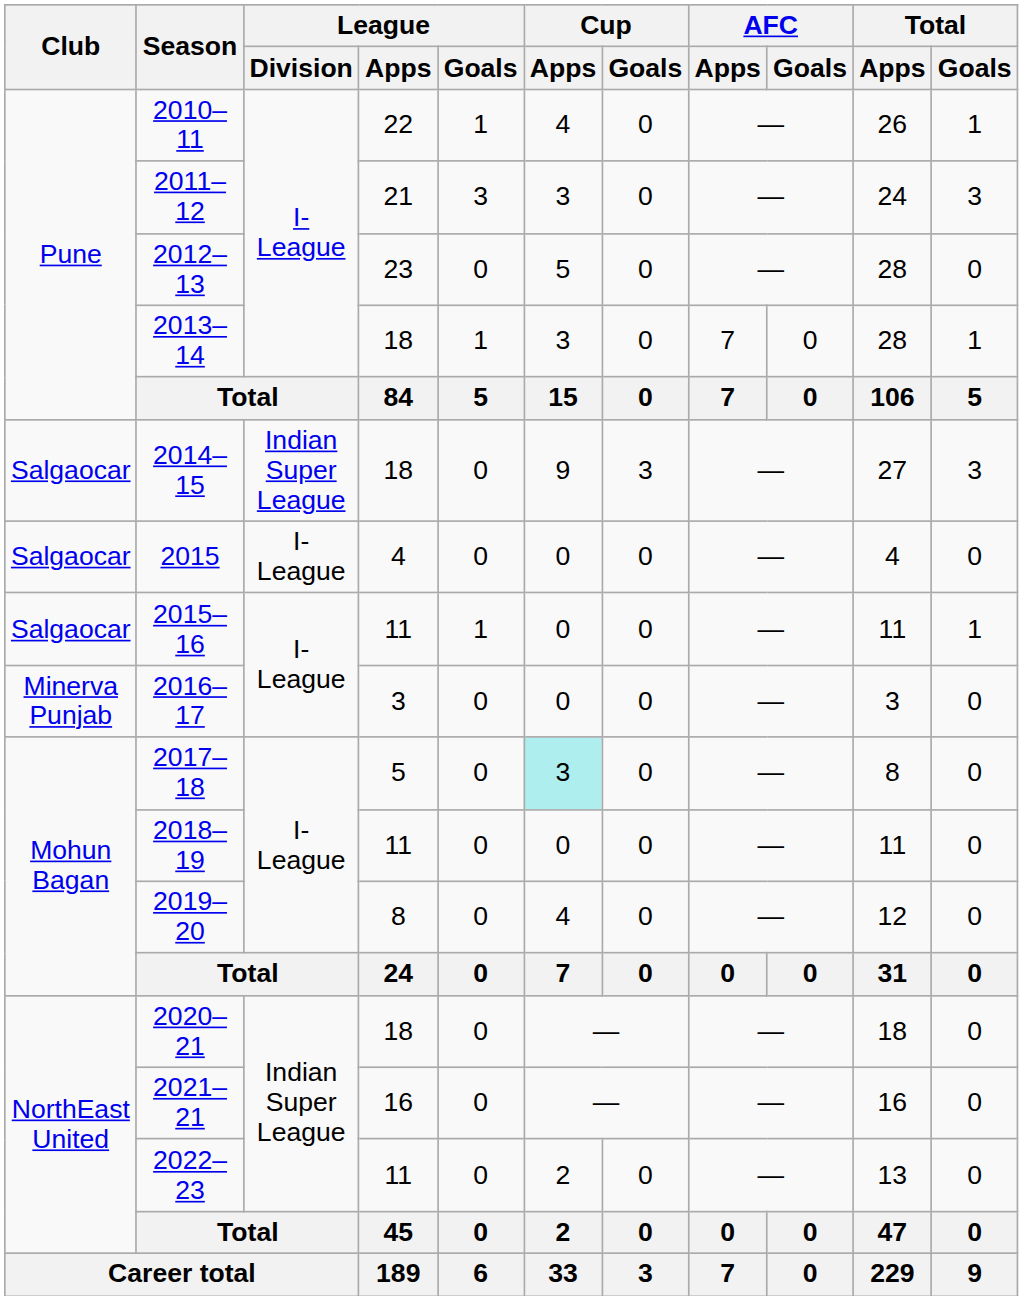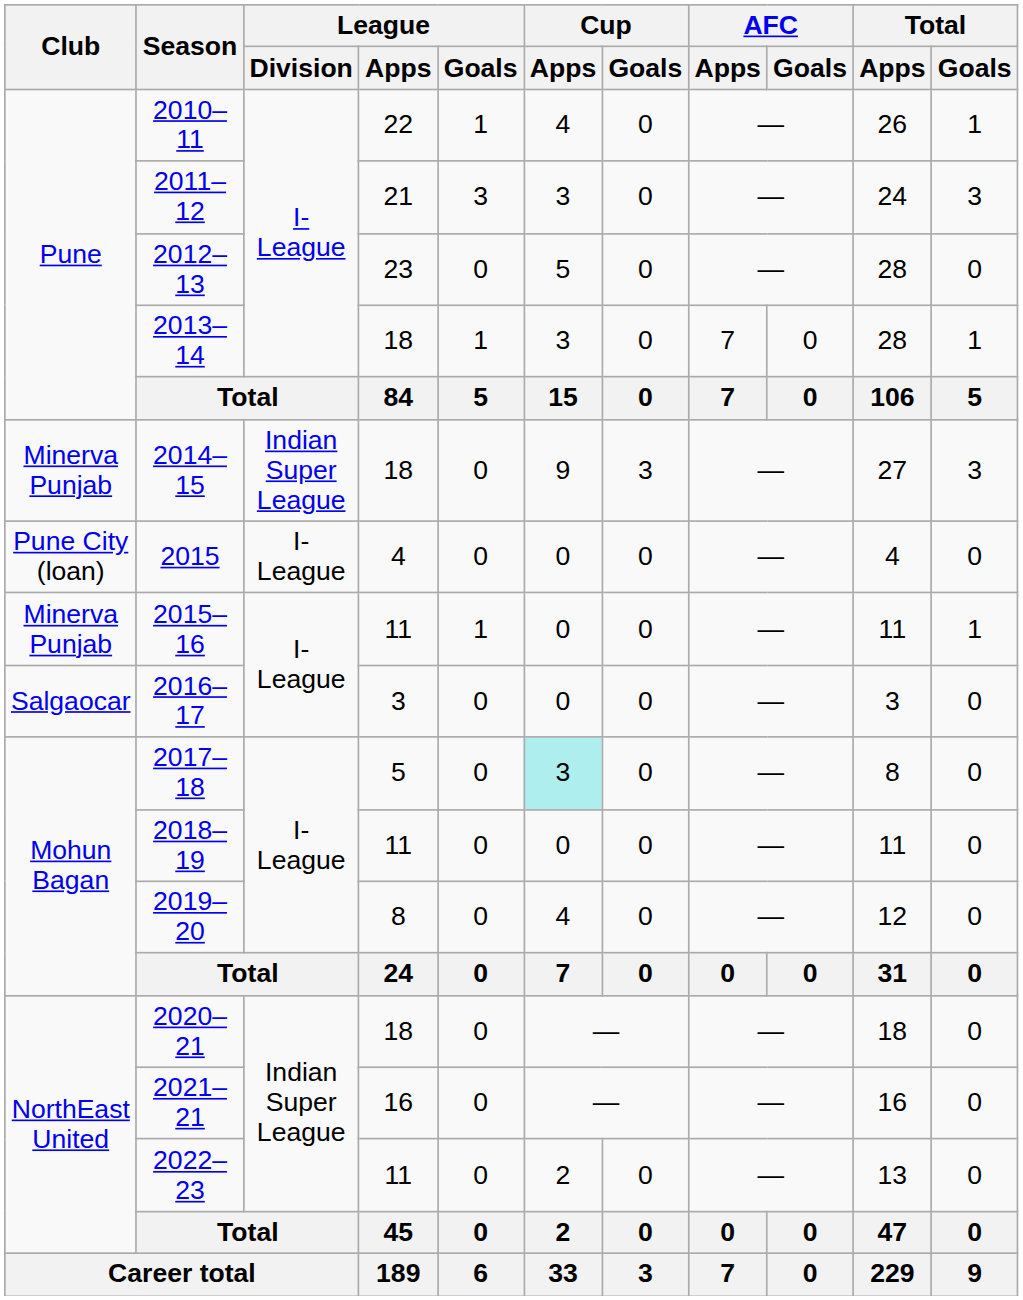(71, 469) Salgaocar -> (71, 469) Minerva Punjab
(71, 556) Salgaocar -> (71, 556) Pune City (loan)
(71, 628) Salgaocar -> (71, 628) Minerva Punjab
(71, 700) Minerva Punjab -> (71, 700) Salgaocar
